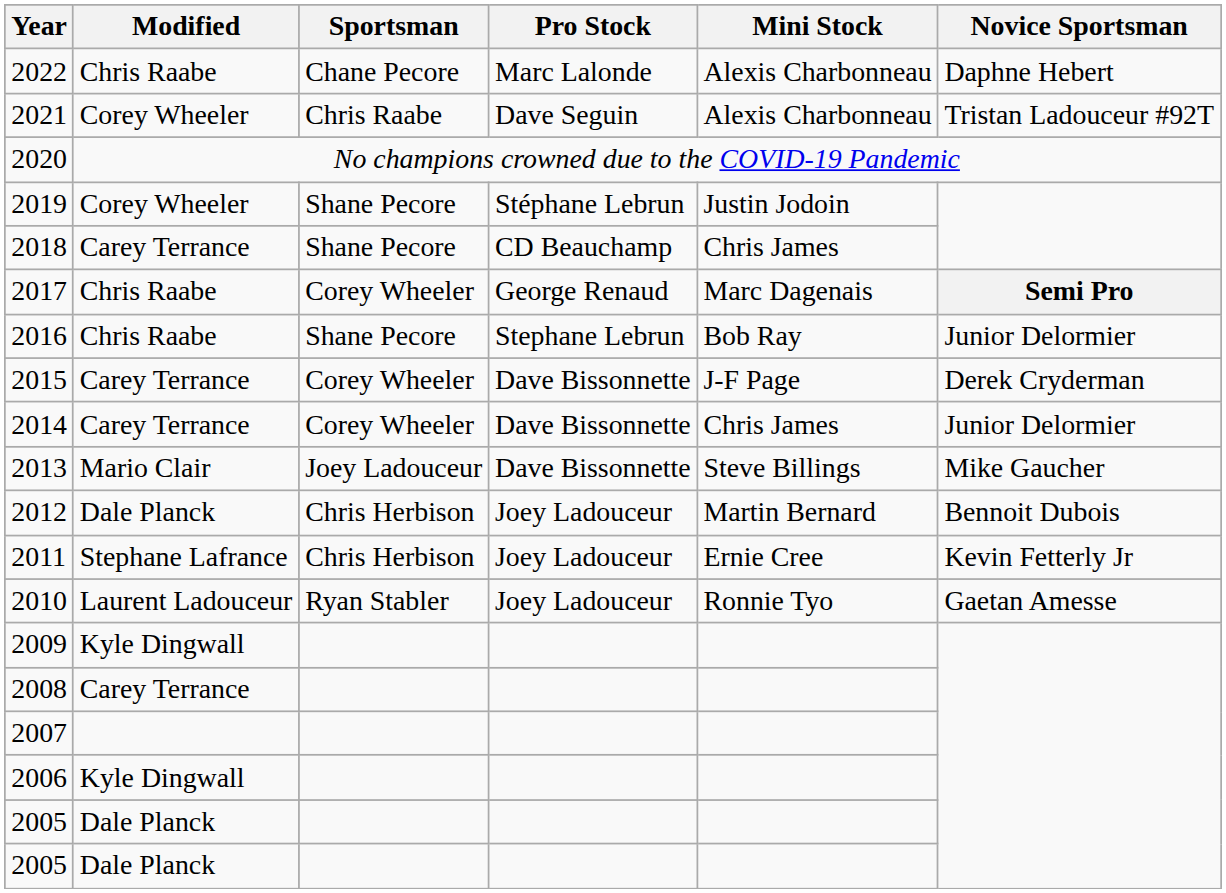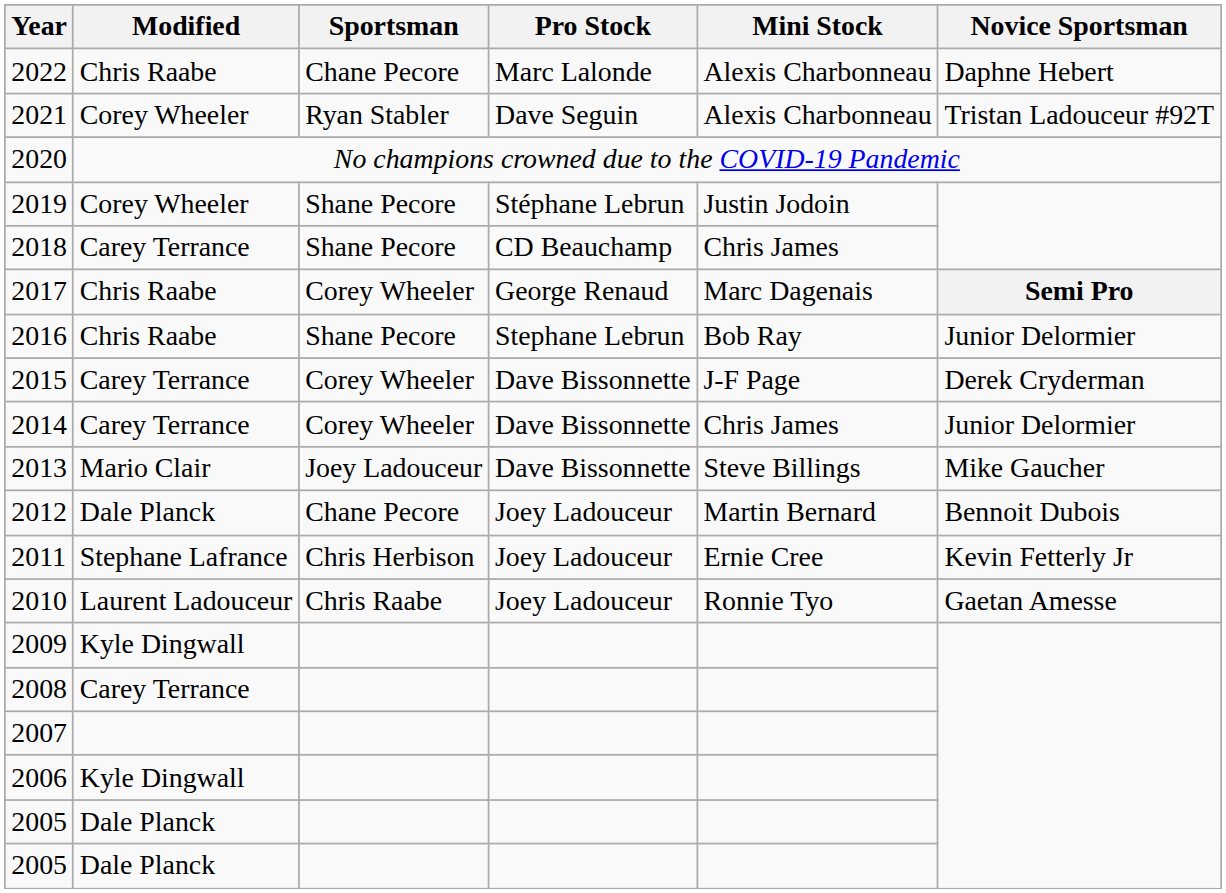(374, 114) Chris Raabe -> (377, 114) Ryan Stabler
(390, 512) Chris Herbison -> (382, 512) Chane Pecore
(377, 600) Ryan Stabler -> (374, 600) Chris Raabe
